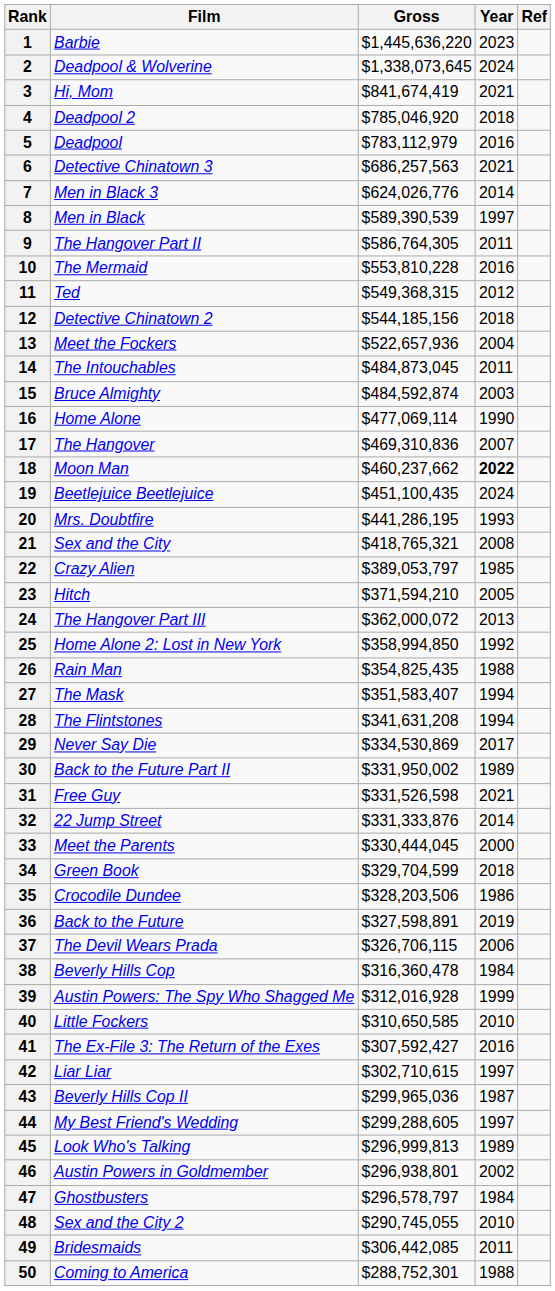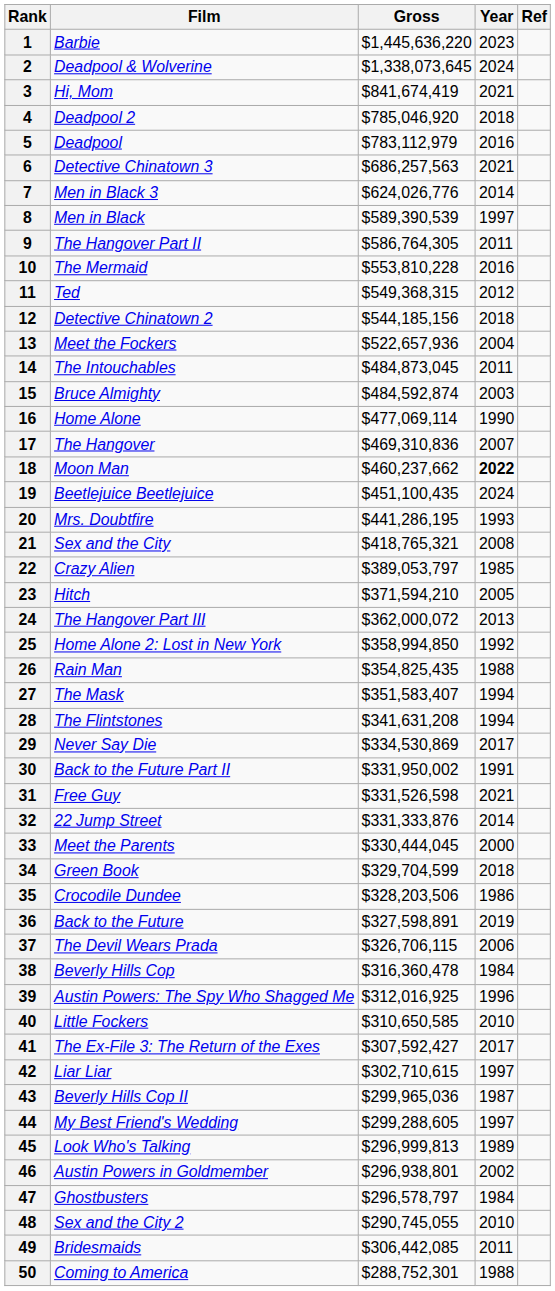(497, 770) 1989 -> (497, 770) 1991
(410, 996) $312,016,928 -> (410, 996) $312,016,925
(497, 996) 1999 -> (497, 996) 1996
(497, 1047) 2016 -> (497, 1047) 2017
